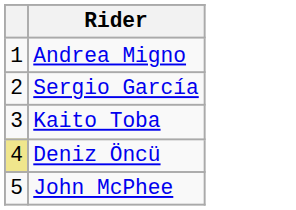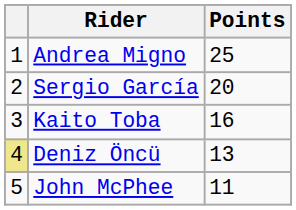+ column: (247, 22)
